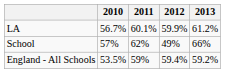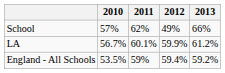rows swapped: (21, 44) <-> (13, 28)
